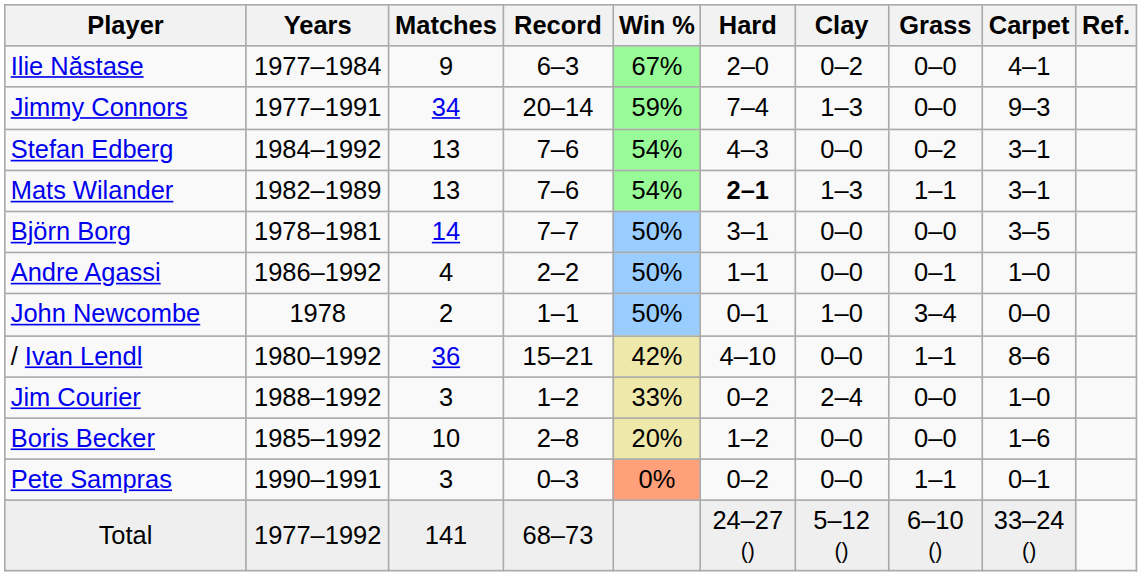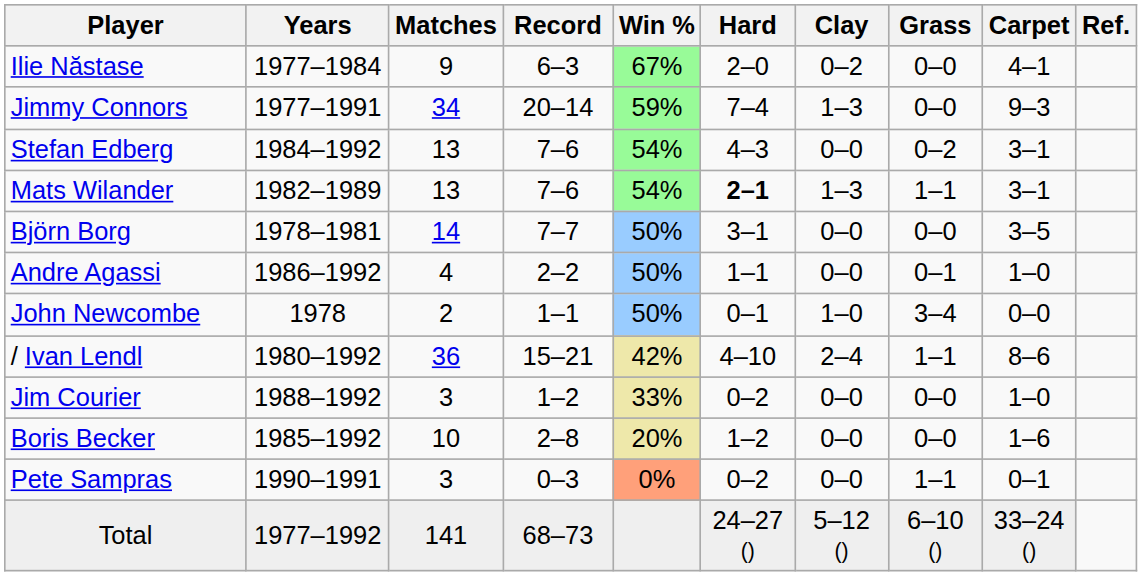(842, 355) 0–0 -> (842, 355) 2–4
(842, 396) 2–4 -> (842, 396) 0–0
